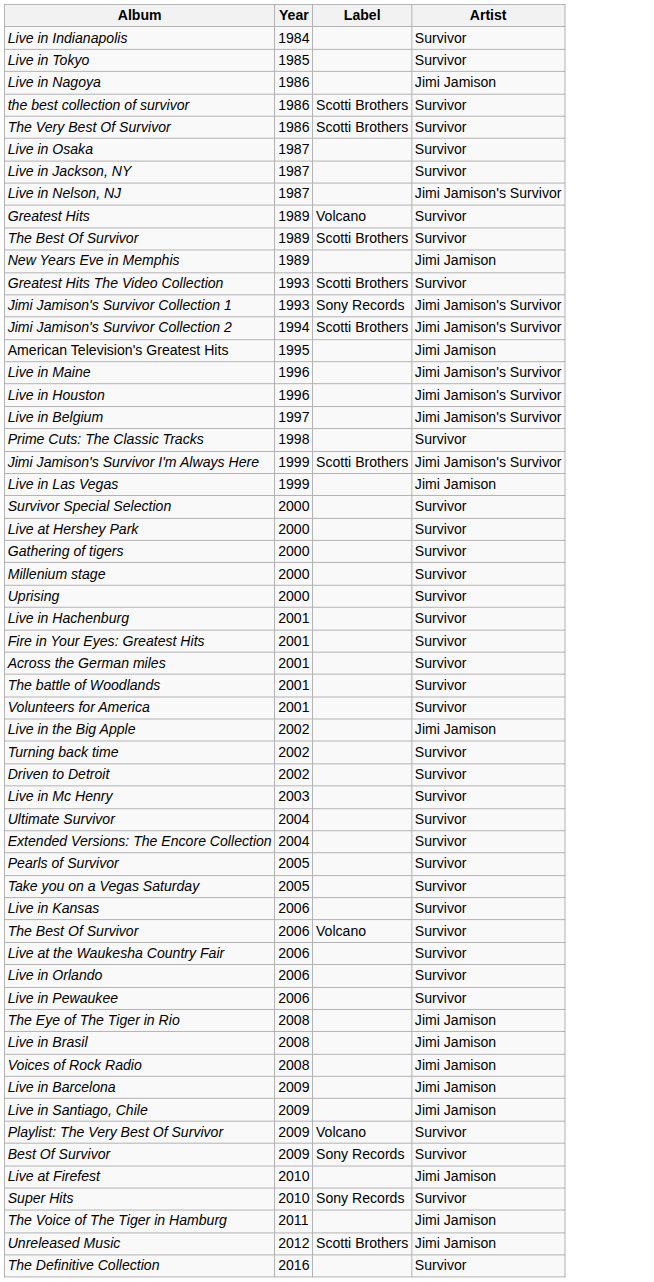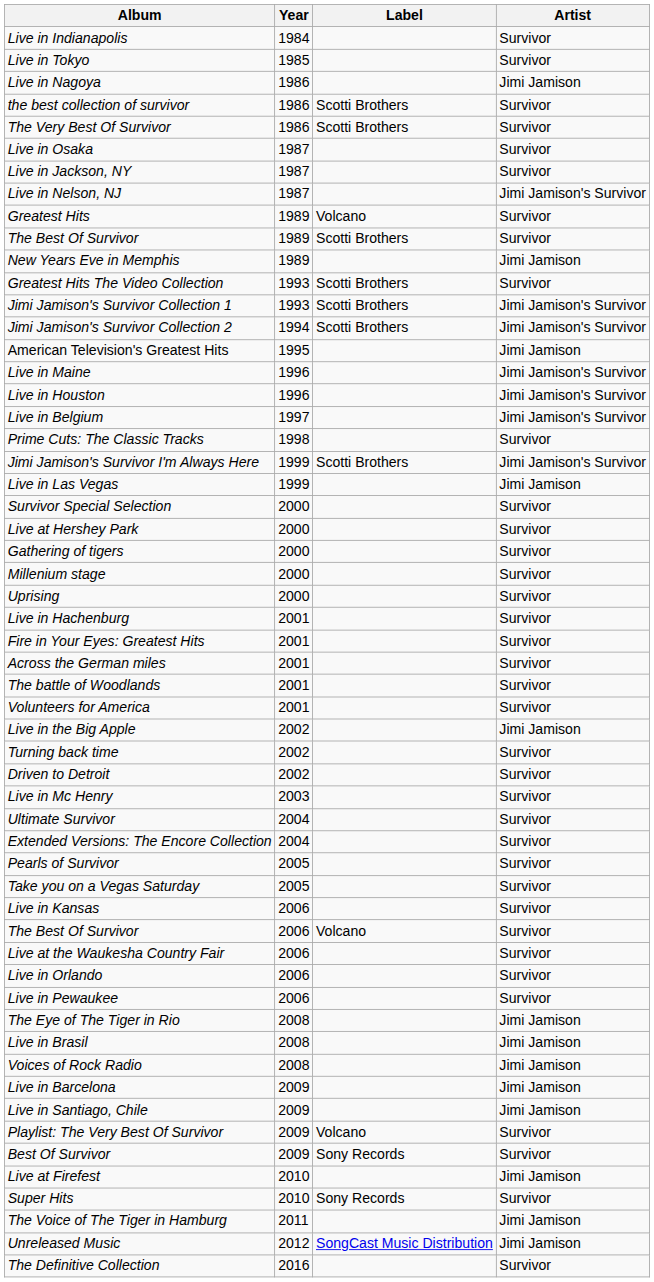(360, 305) Sony Records -> (362, 305) Scotti Brothers
(362, 1243) Scotti Brothers -> (404, 1243) SongCast Music Distribution
